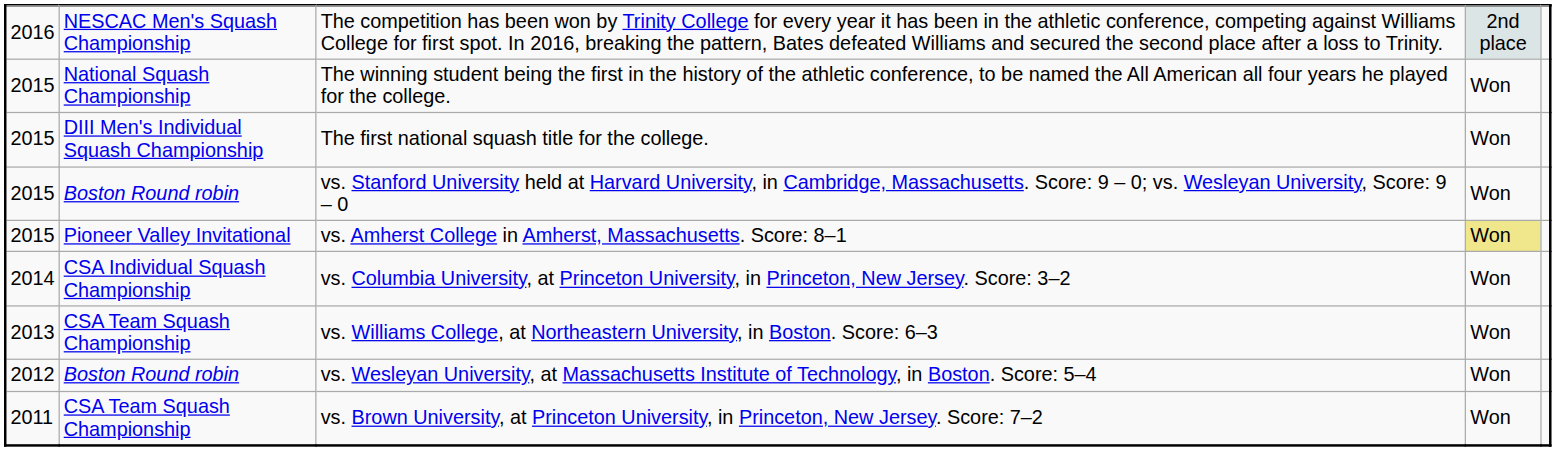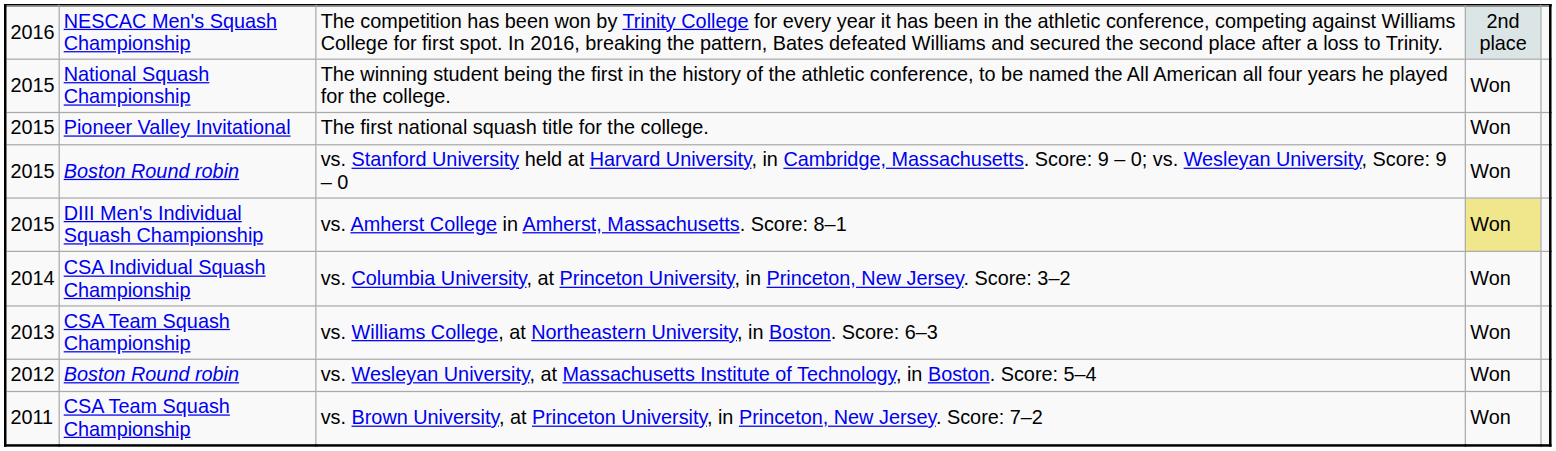(164, 139) DIII Men's Individual Squash Championship -> (177, 128) Pioneer Valley Invitational
(177, 235) Pioneer Valley Invitational -> (164, 224) DIII Men's Individual Squash Championship
